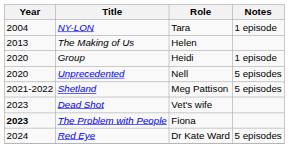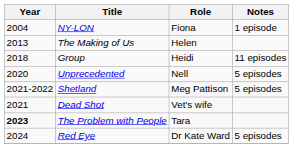(181, 27) Tara -> (183, 27) Fiona
(17, 58) 2020 -> (17, 58) 2018
(256, 58) 1 episode -> (260, 58) 11 episodes
(17, 105) 2023 -> (17, 105) 2021
(183, 120) Fiona -> (181, 120) Tara
